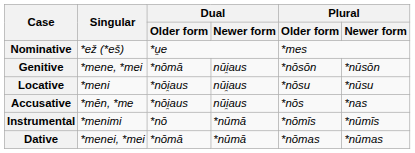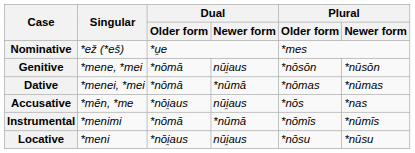rows swapped: (41, 139) <-> (41, 85)
(159, 121) *nō -> (166, 121) *nōmā
